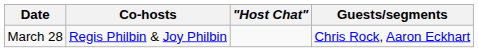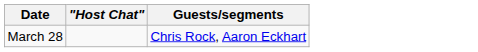- column: (148, 15)
